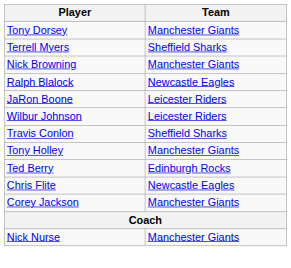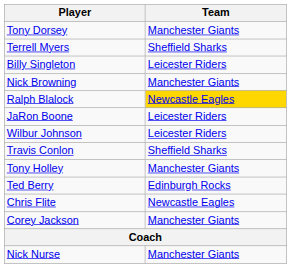+ row: (41, 64)
(191, 82) no background -> (191, 99) gold background
